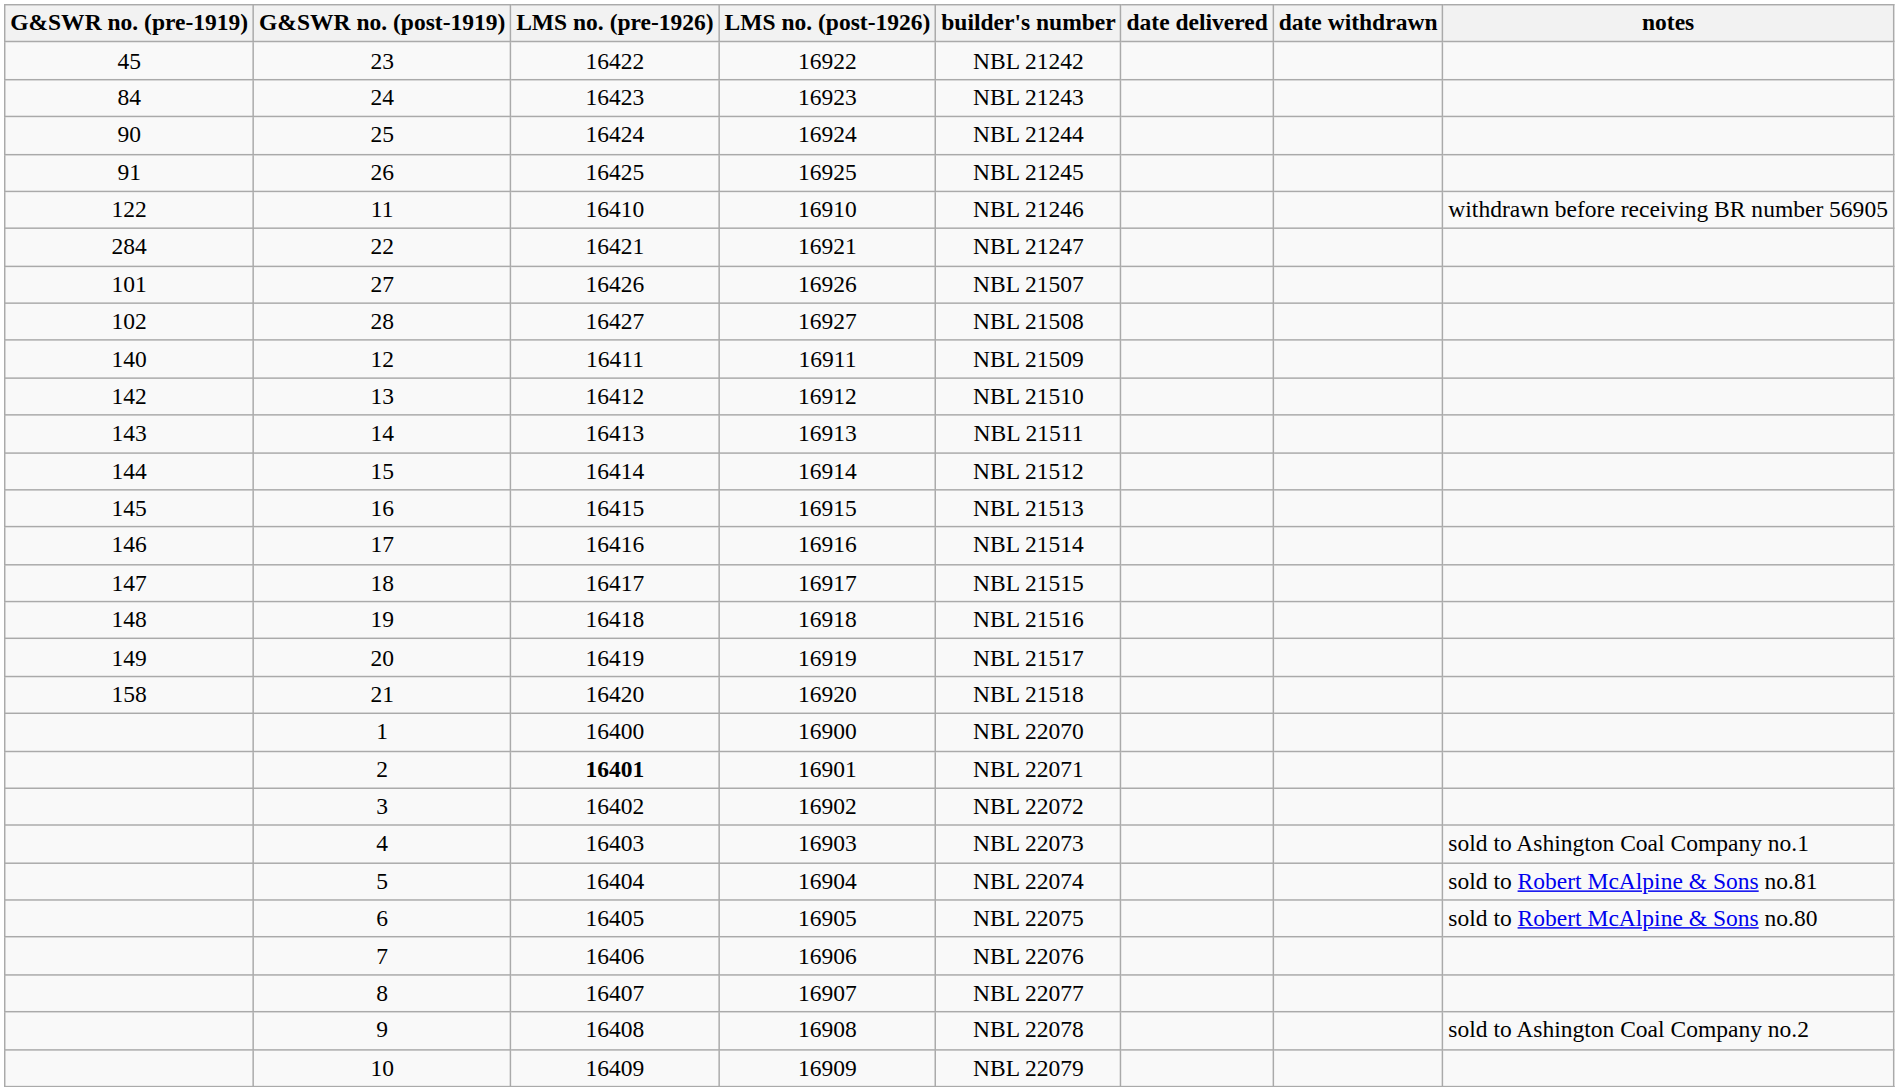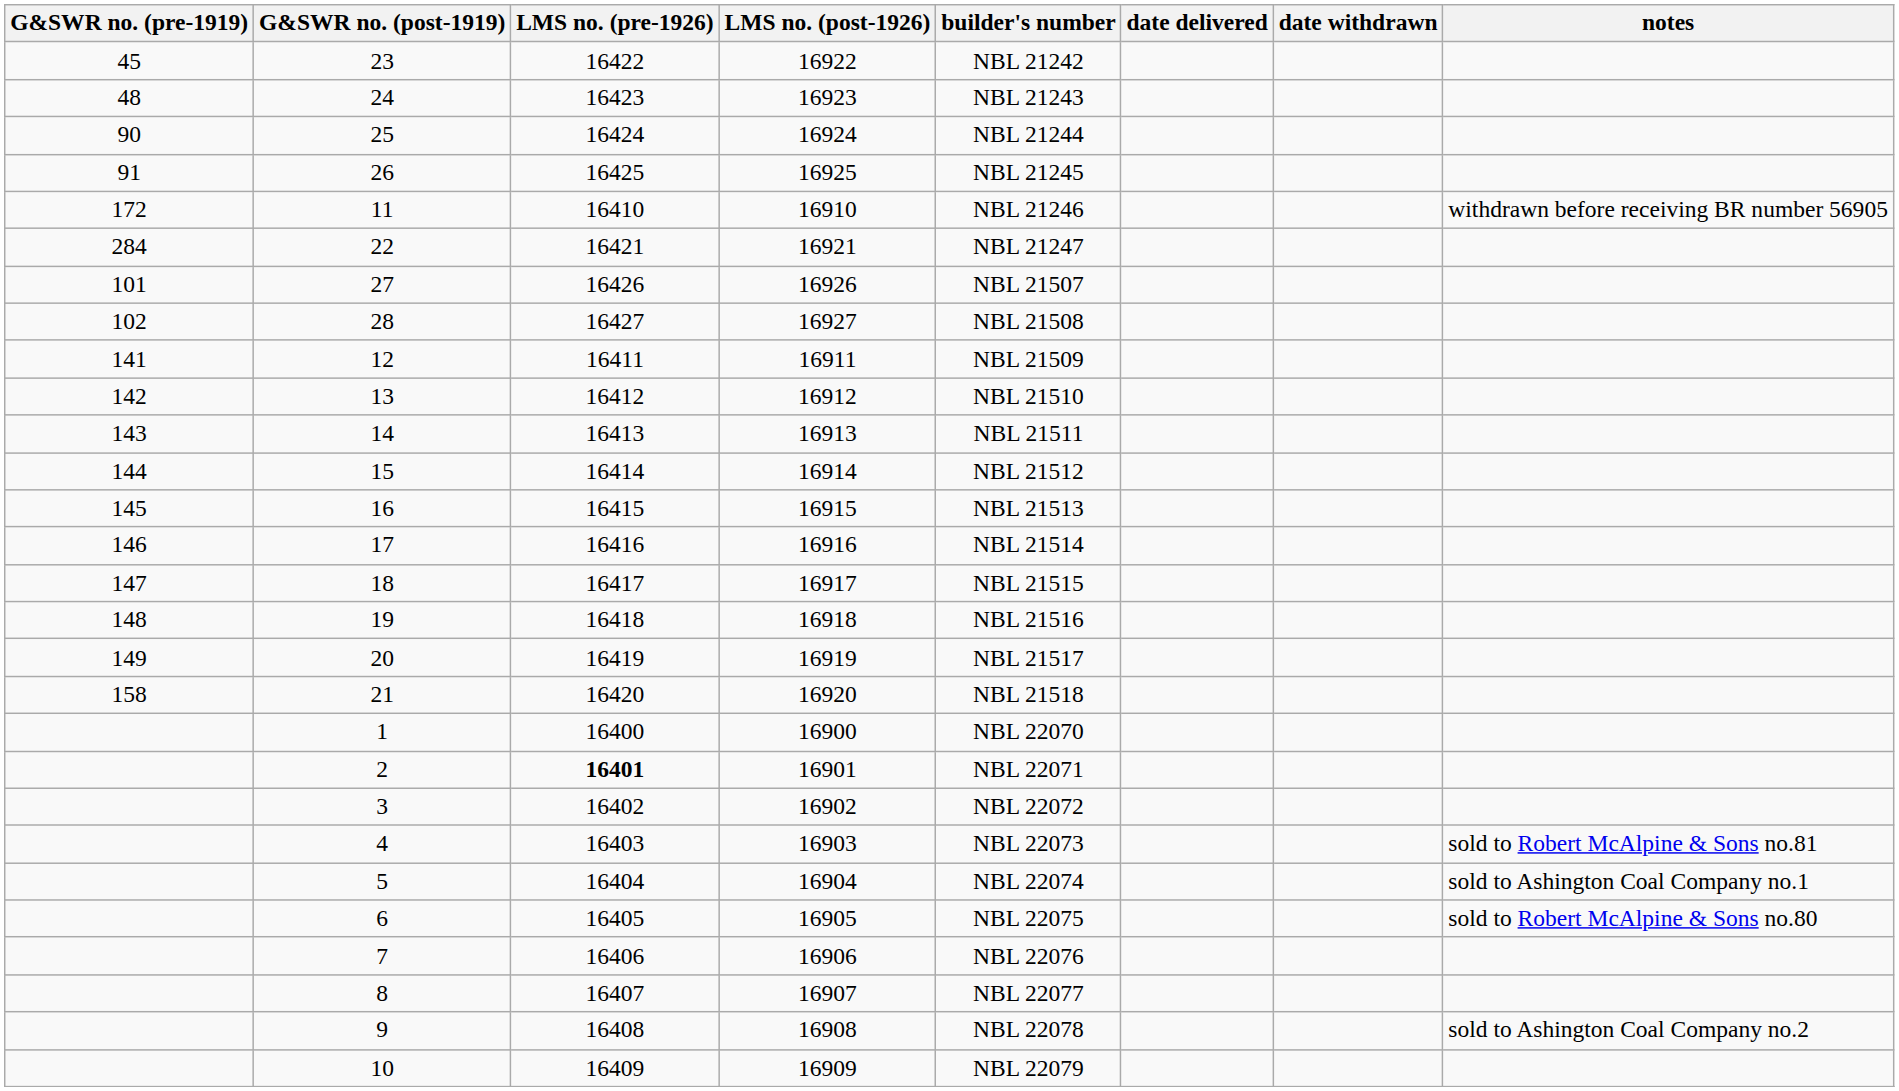(129, 97) 84 -> (129, 97) 48
(129, 209) 122 -> (129, 209) 172
(129, 358) 140 -> (129, 358) 141
(1629, 843) sold to Ashington Coal Company no.1 -> (1633, 843) sold to Robert McAlpine & Sons no.81
(1633, 881) sold to Robert McAlpine & Sons no.81 -> (1629, 881) sold to Ashington Coal Company no.1
